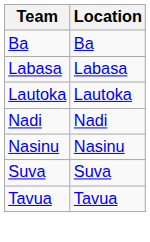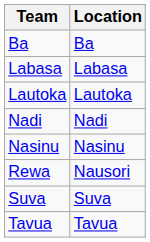+ row: (29, 172)
